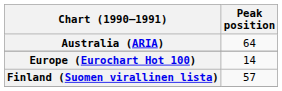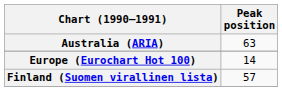(250, 43) 64 -> (250, 43) 63
